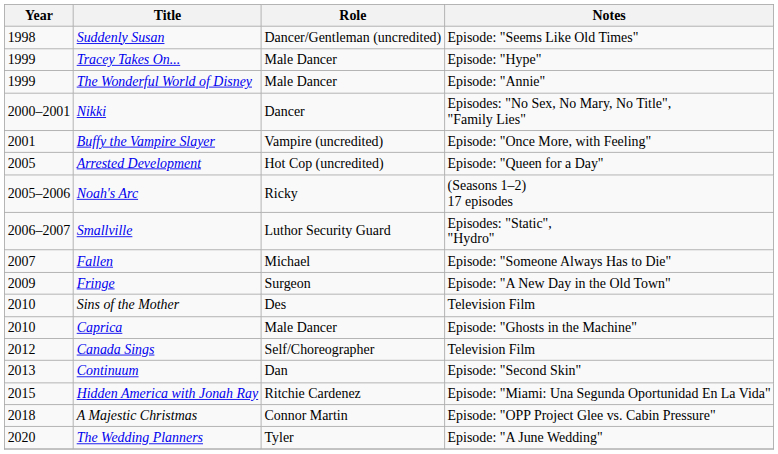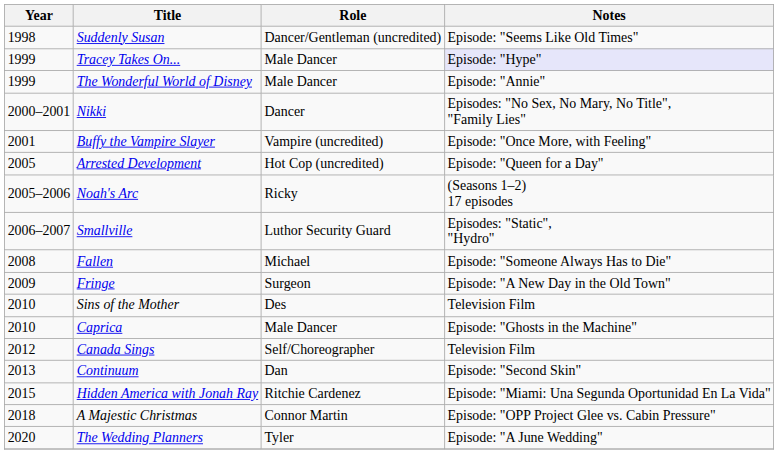(494, 59) no background -> (494, 59) lavender background
(22, 261) 2007 -> (22, 261) 2008
